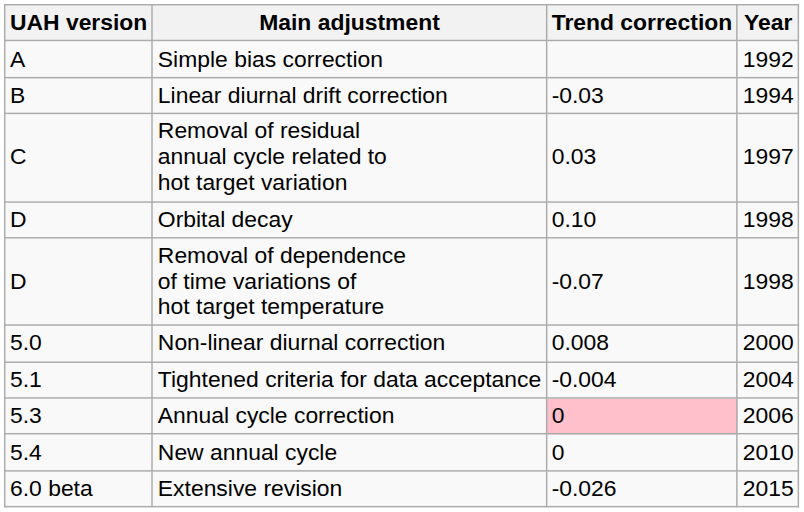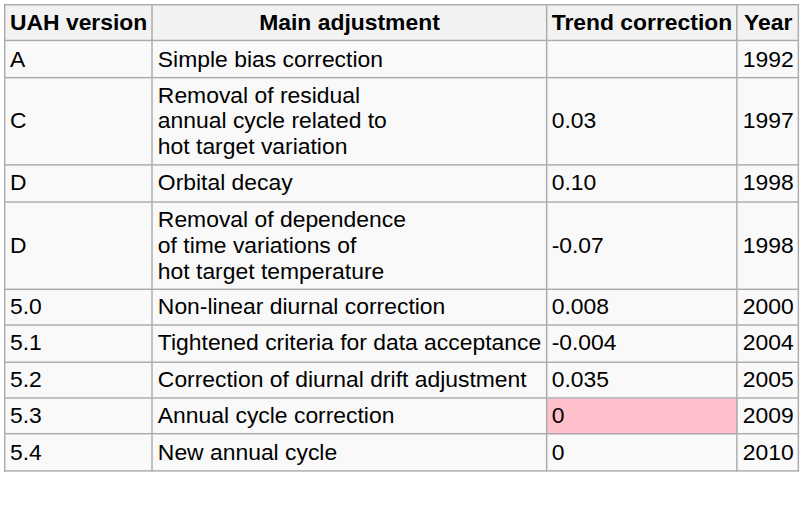- row: (303, 95)
+ row: (342, 379)
(768, 415) 2006 -> (768, 415) 2009
- row: (250, 488)
